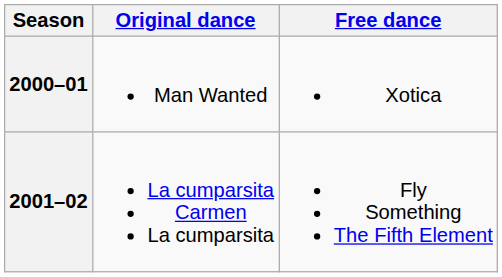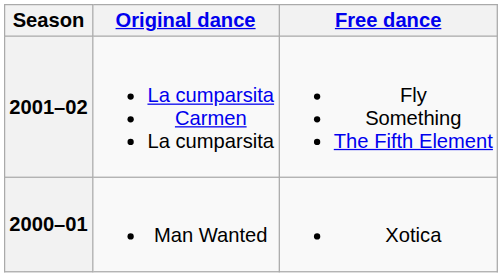rows swapped: (49, 201) <-> (49, 83)
